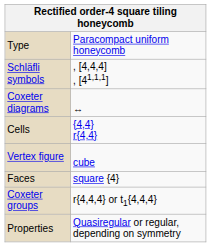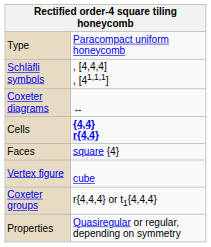(85, 130) normal -> (86, 130) bold
rows swapped: (21, 179) <-> (36, 157)
